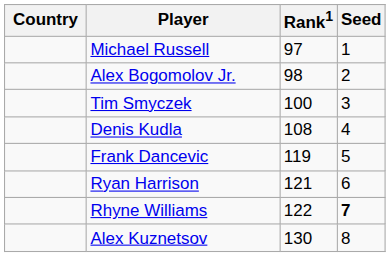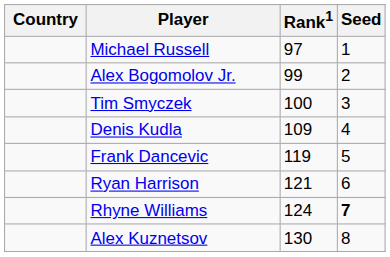(293, 76) 98 -> (293, 76) 99
(298, 130) 108 -> (298, 130) 109
(298, 210) 122 -> (298, 210) 124
